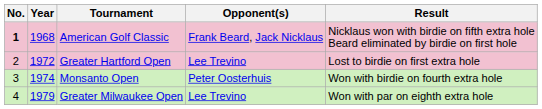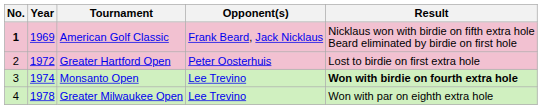(42, 37) 1968 -> (42, 37) 1969
(217, 61) Lee Trevino -> (230, 61) Peter Oosterhuis
(230, 78) Peter Oosterhuis -> (217, 78) Lee Trevino
(415, 78) normal -> (423, 78) bold
(42, 96) 1979 -> (42, 96) 1978
